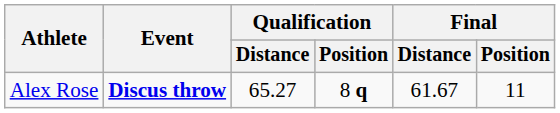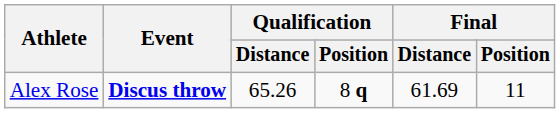(273, 90) 65.27 -> (273, 90) 65.26
(434, 90) 61.67 -> (434, 90) 61.69
